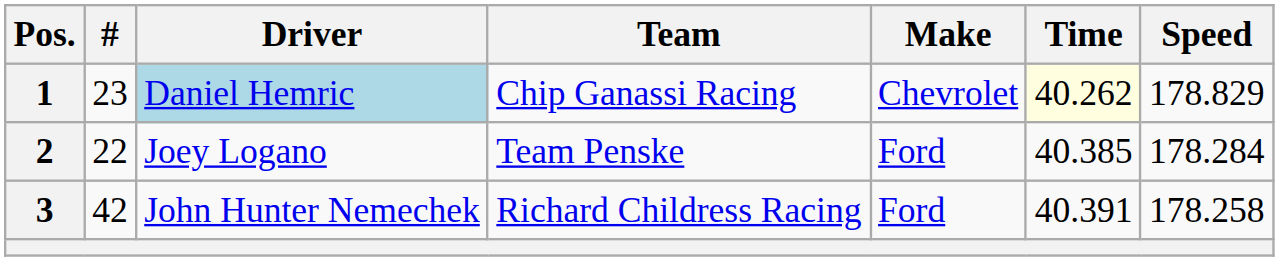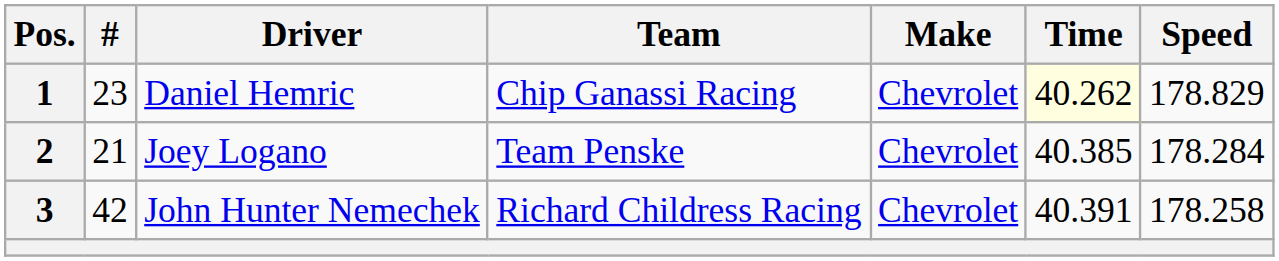(249, 92) lightblue background -> (249, 92) no background
(110, 151) 22 -> (110, 151) 21
(912, 151) Ford -> (948, 151) Chevrolet
(912, 209) Ford -> (948, 209) Chevrolet
